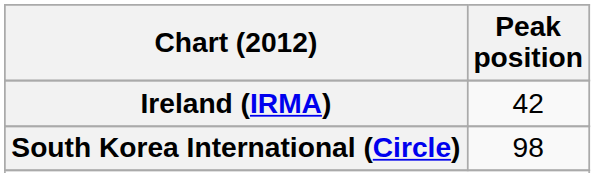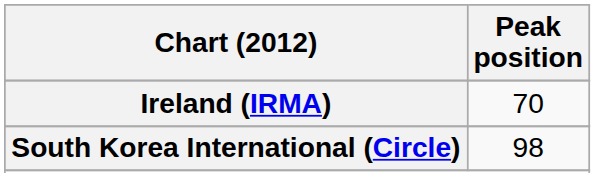(528, 103) 42 -> (528, 103) 70
